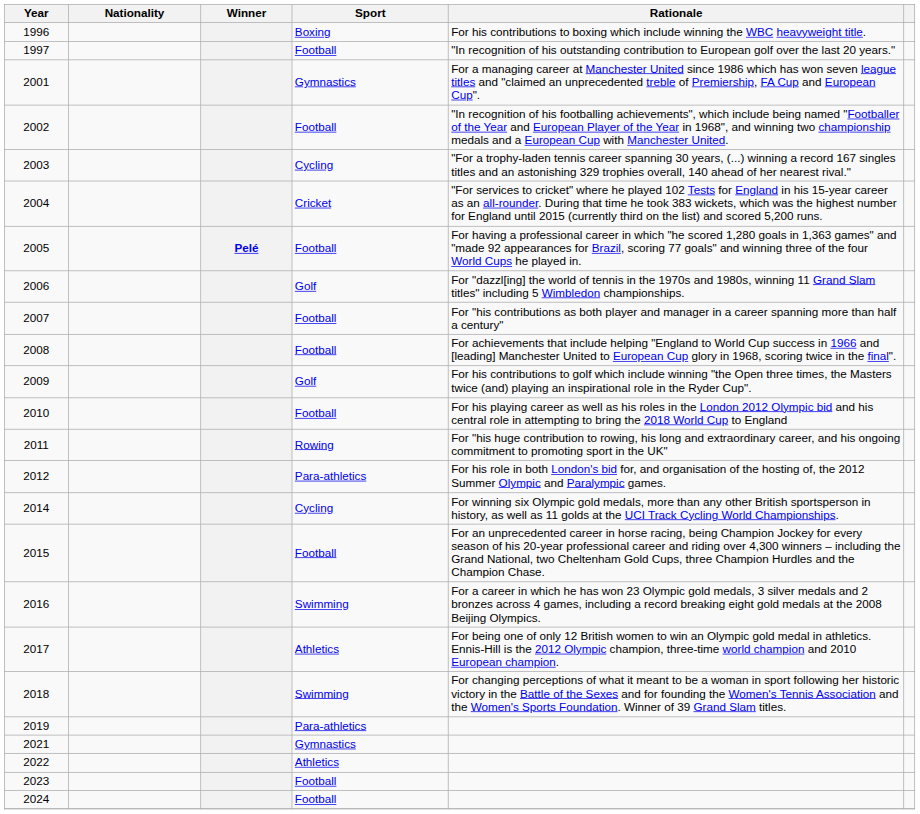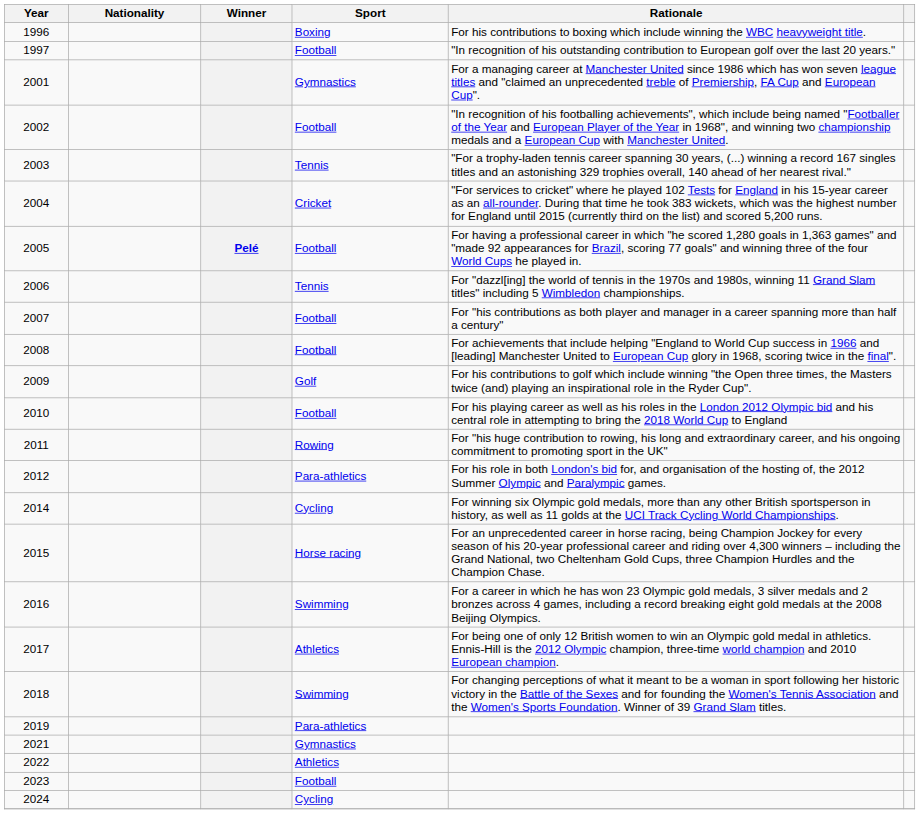(314, 165) Cycling -> (312, 165) Tennis
(306, 286) Golf -> (312, 286) Tennis
(316, 553) Football -> (328, 553) Horse racing
(316, 799) Football -> (314, 799) Cycling
